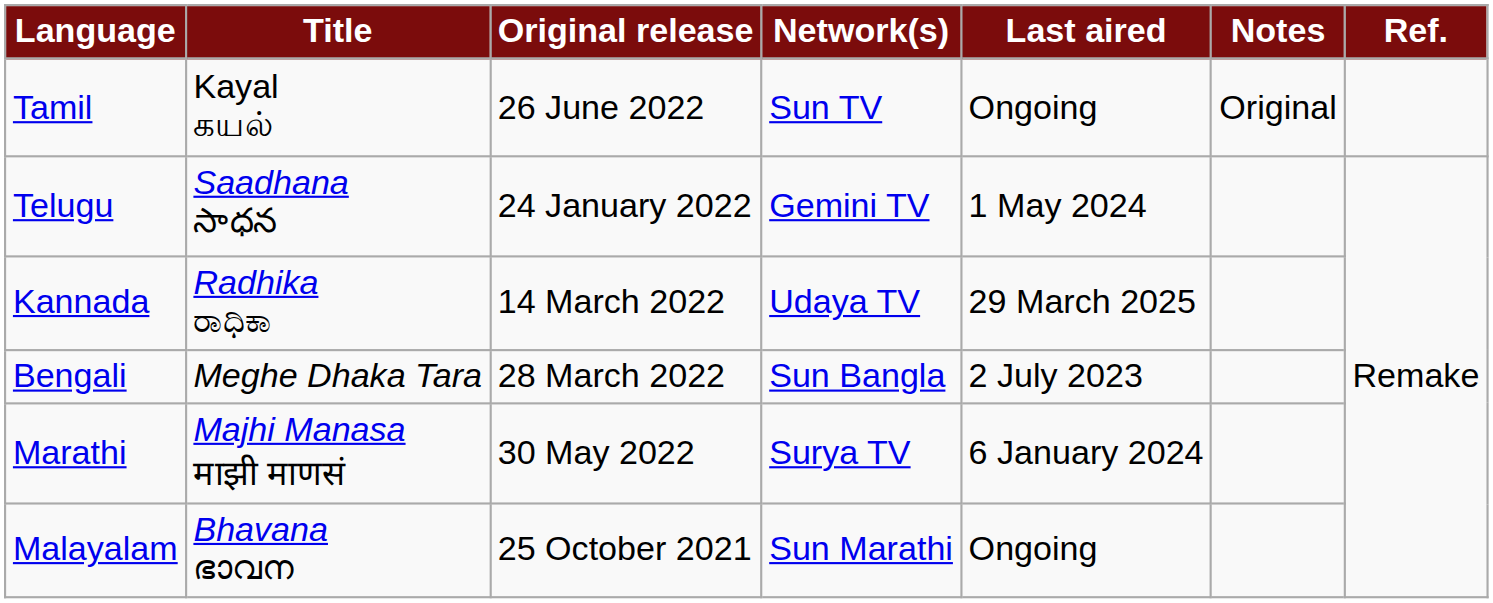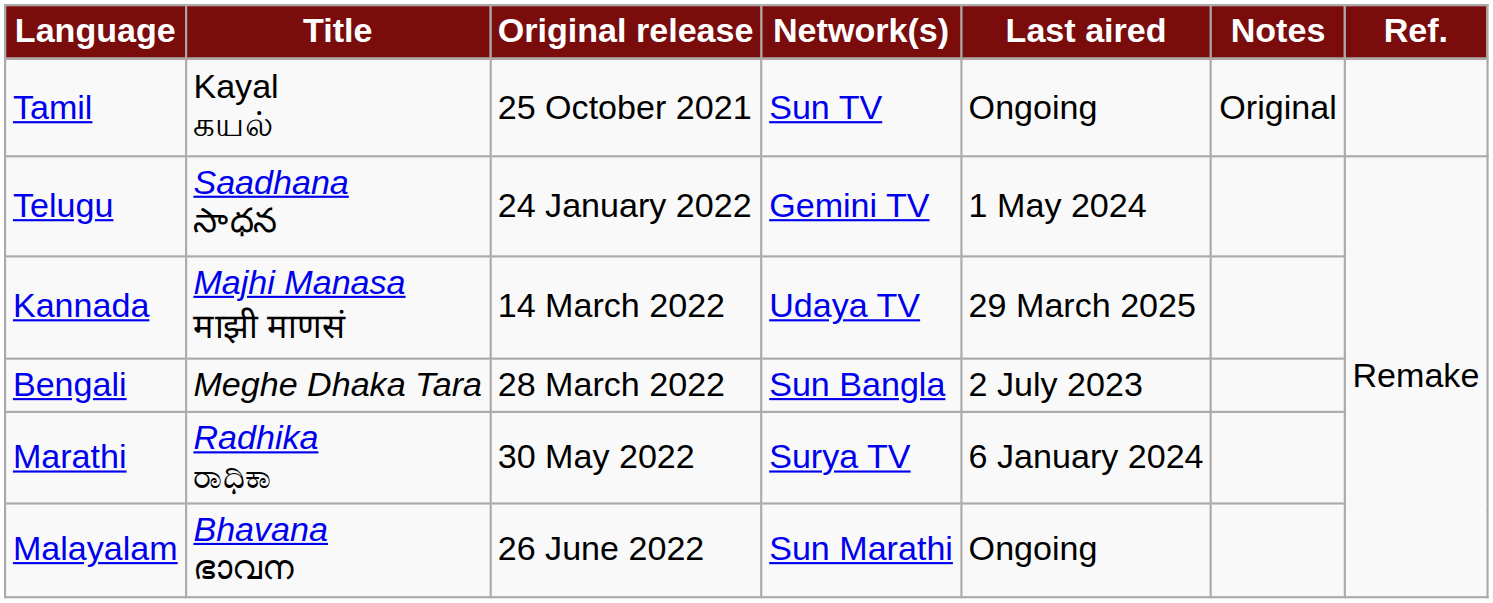(601, 106) 26 June 2022 -> (625, 106) 25 October 2021
(256, 302) Radhika ರಾಧಿಕಾ -> (299, 305) Majhi Manasa माझी माणसं
(299, 451) Majhi Manasa माझी माणसं -> (256, 457) Radhika ರಾಧಿಕಾ
(625, 549) 25 October 2021 -> (601, 549) 26 June 2022
